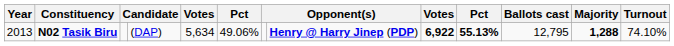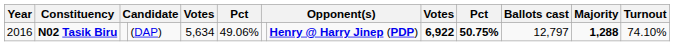(20, 32) 2013 -> (20, 32) 2016
(479, 32) 55.13% -> (479, 32) 50.75%
(551, 32) 12,795 -> (551, 32) 12,797
